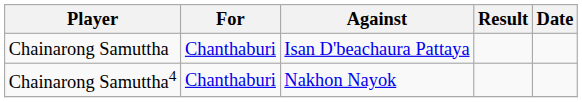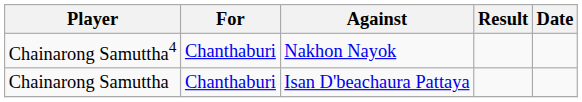rows swapped: (89, 48) <-> (93, 79)
